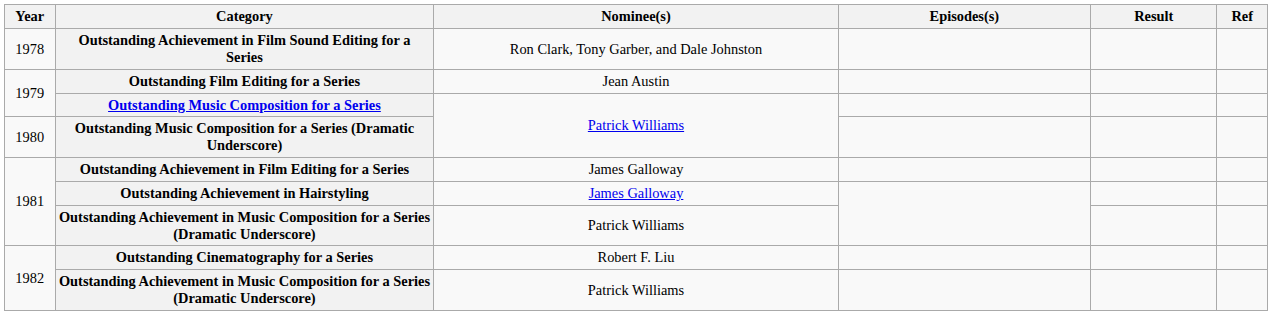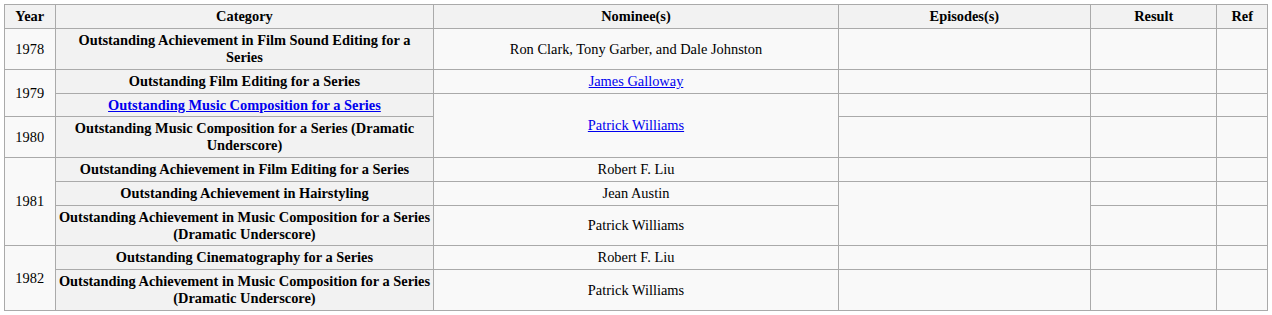(636, 81) Jean Austin -> (636, 81) James Galloway
(636, 169) James Galloway -> (636, 169) Robert F. Liu
(636, 193) James Galloway -> (636, 193) Jean Austin
